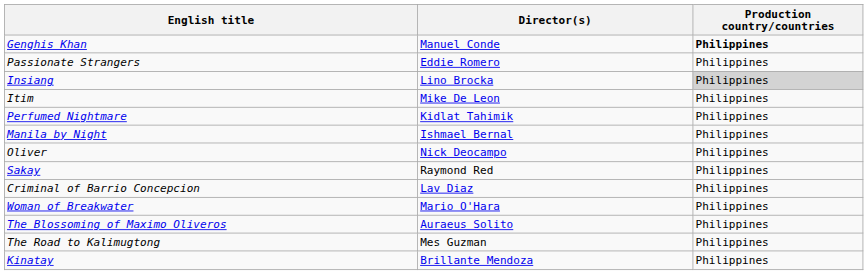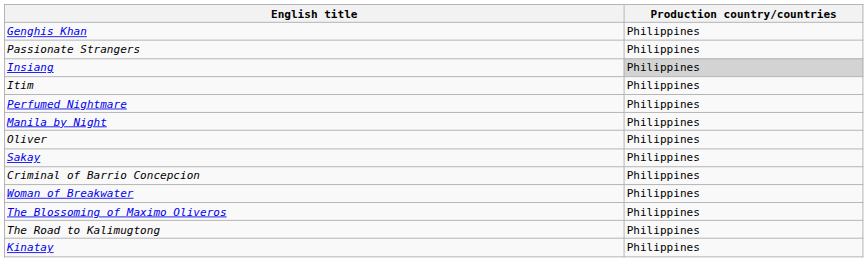- column: (555, 20)
(732, 44) bold -> (663, 31) normal
